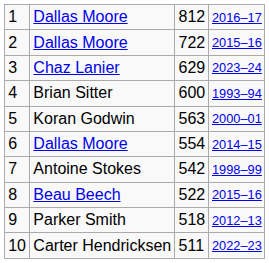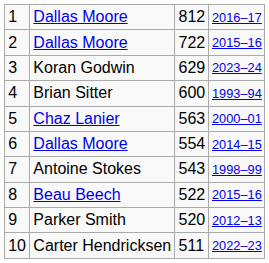(76, 67) Chaz Lanier -> (84, 67) Koran Godwin
(84, 118) Koran Godwin -> (76, 118) Chaz Lanier
(192, 169) 542 -> (192, 169) 543
(192, 220) 518 -> (192, 220) 520
